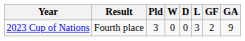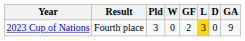columns swapped: (186, 12) <-> (212, 12)
(197, 28) no background -> (204, 28) gold background
